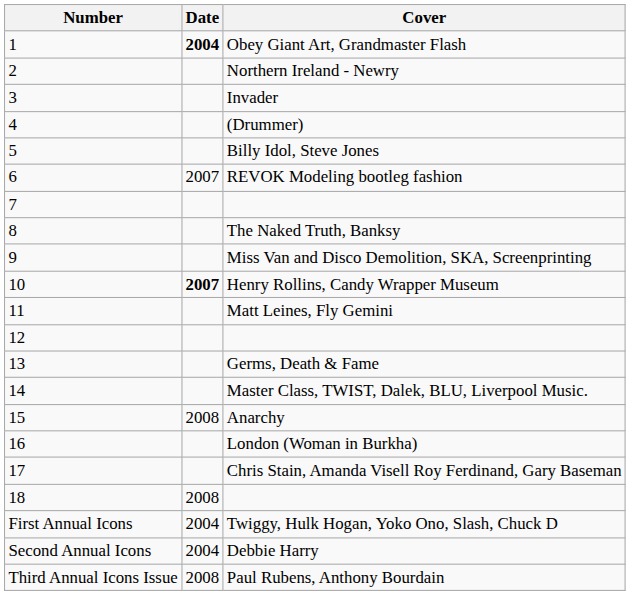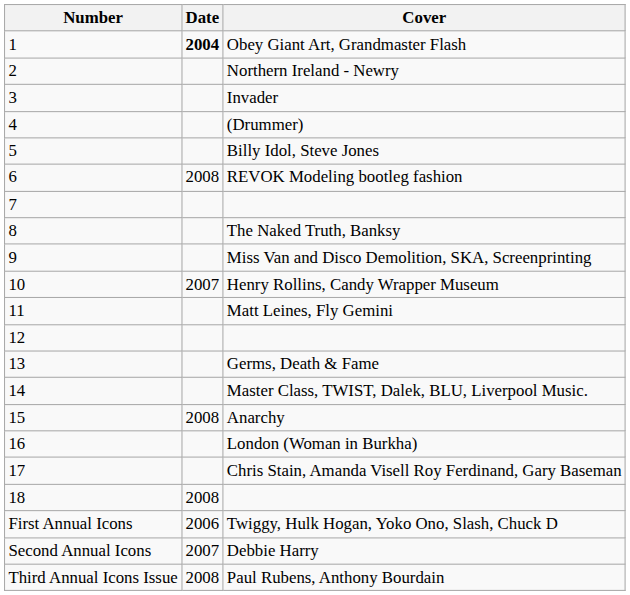(202, 177) 2007 -> (202, 177) 2008
(202, 284) bold -> (202, 284) normal
(202, 524) 2004 -> (202, 524) 2006
(202, 550) 2004 -> (202, 550) 2007
